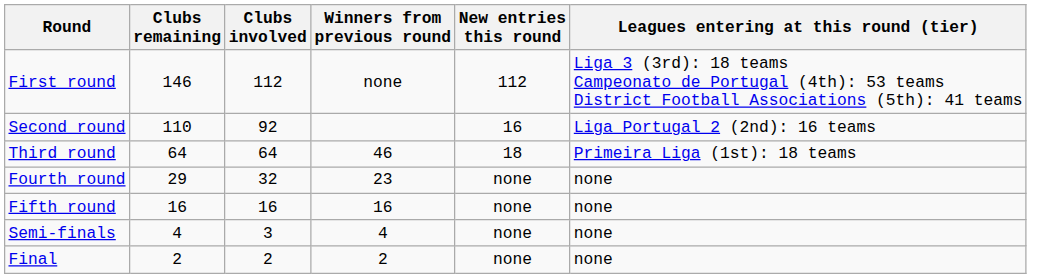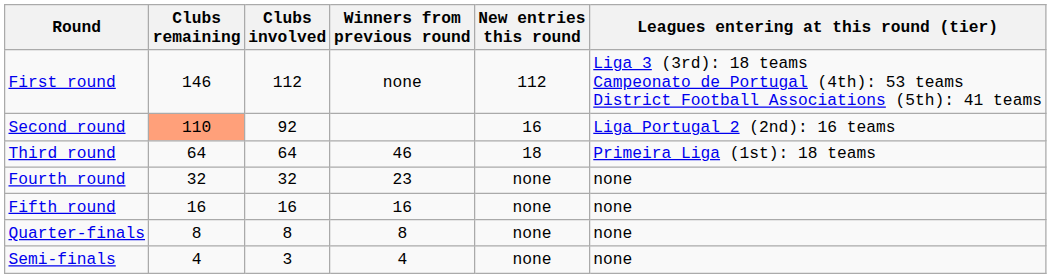(177, 127) no background -> (197, 127) lightsalmon background
(177, 180) 29 -> (197, 180) 32
+ row: (77, 233)
- row: (33, 260)
